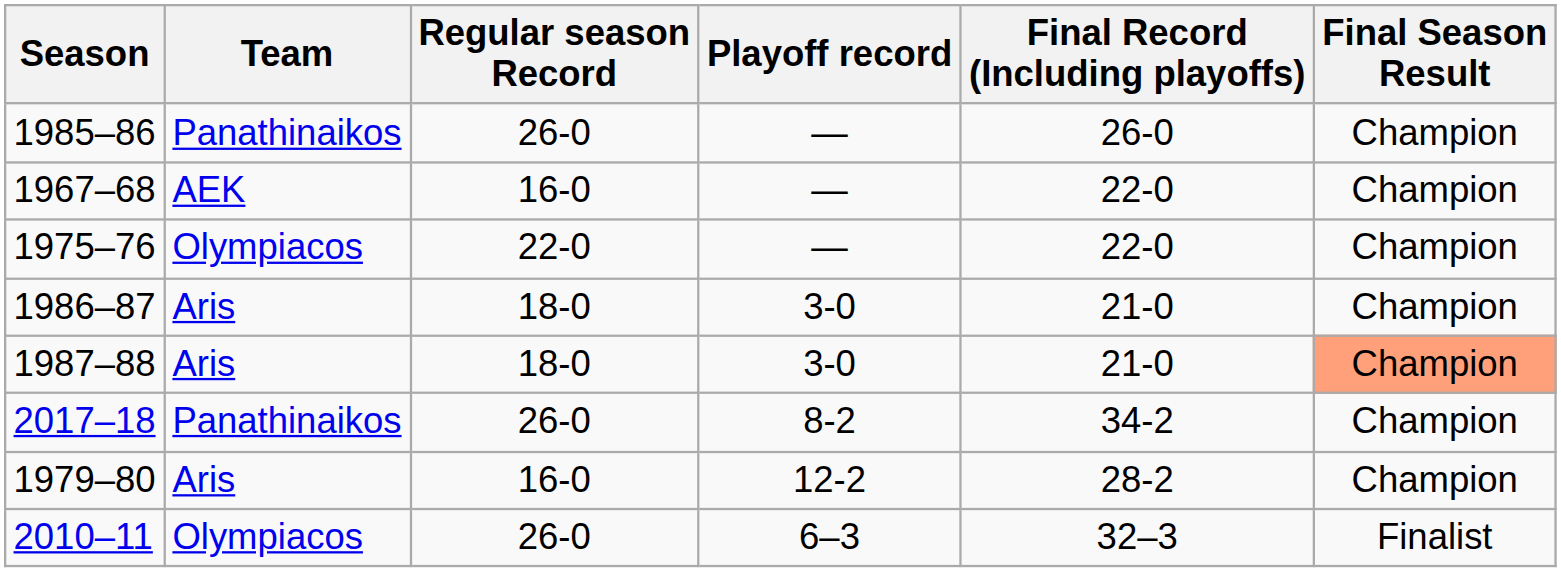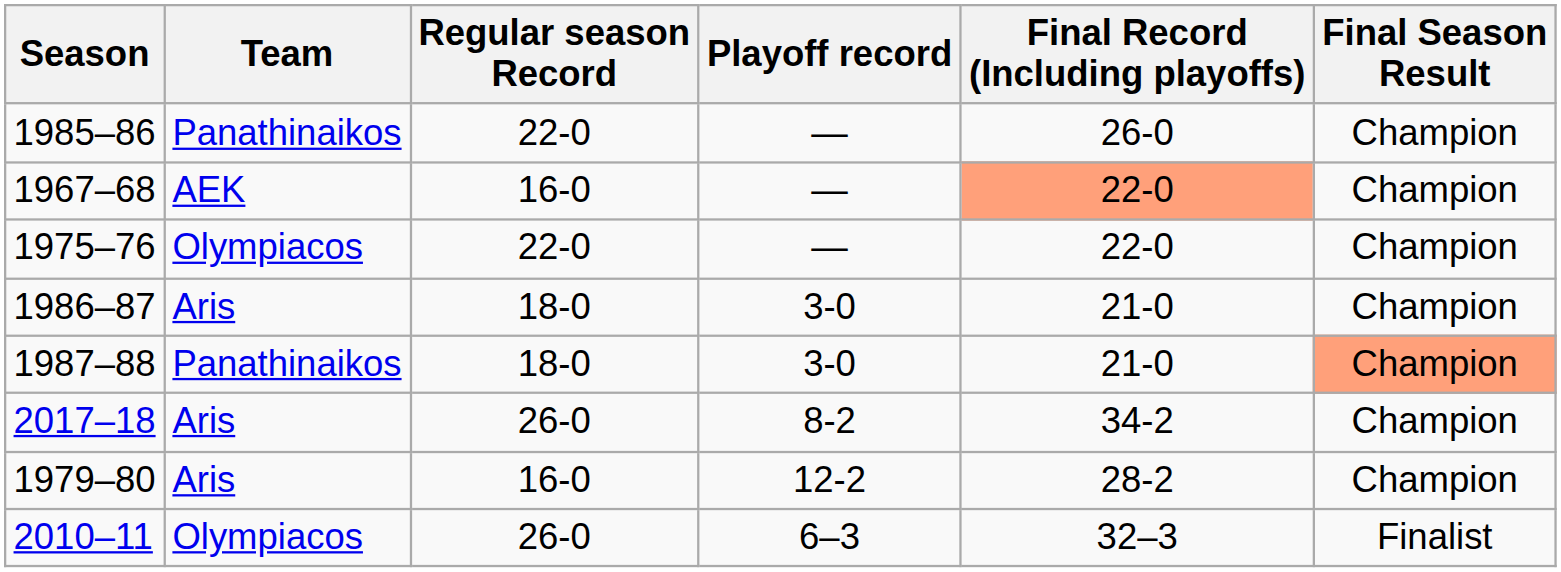(554, 132) 26-0 -> (554, 132) 22-0
(1137, 190) no background -> (1137, 190) lightsalmon background
(204, 363) Aris -> (287, 363) Panathinaikos
(287, 421) Panathinaikos -> (204, 421) Aris
